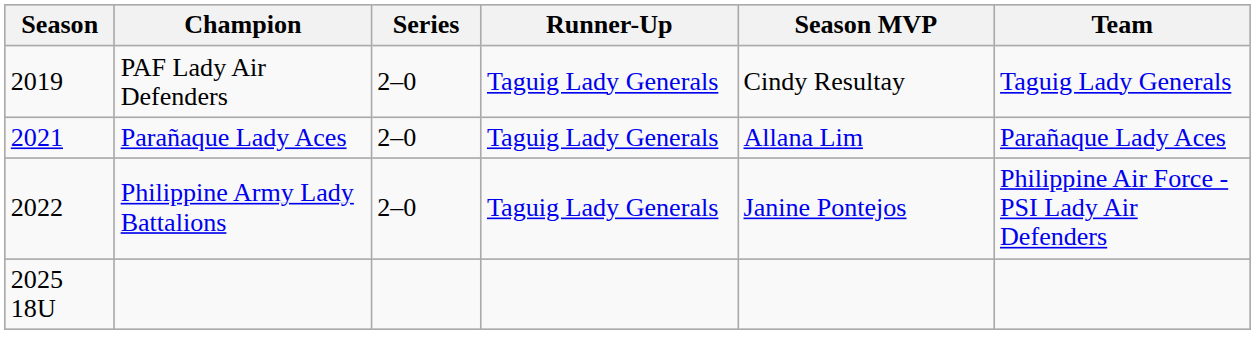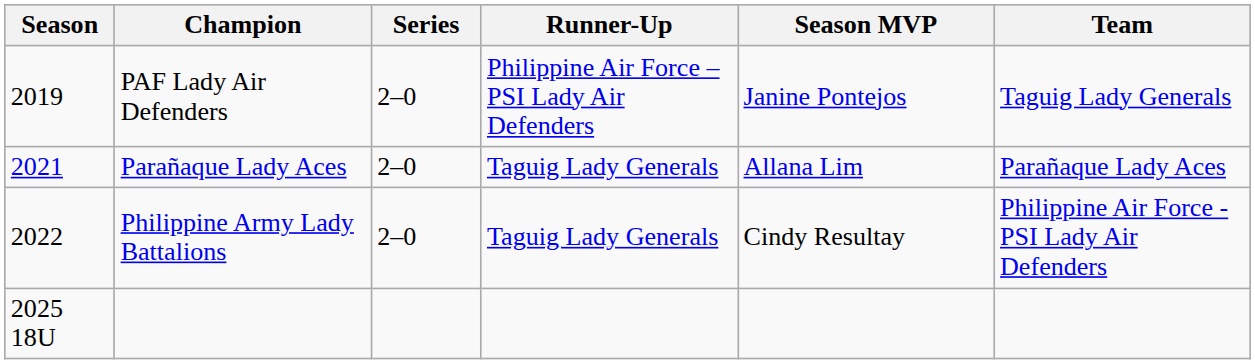(603, 81) Taguig Lady Generals -> (603, 95) Philippine Air Force – PSI Lady Air Defenders
(824, 81) Cindy Resultay -> (825, 95) Janine Pontejos
(825, 207) Janine Pontejos -> (824, 237) Cindy Resultay
